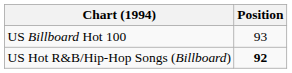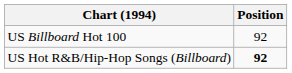(260, 36) 93 -> (260, 36) 92
